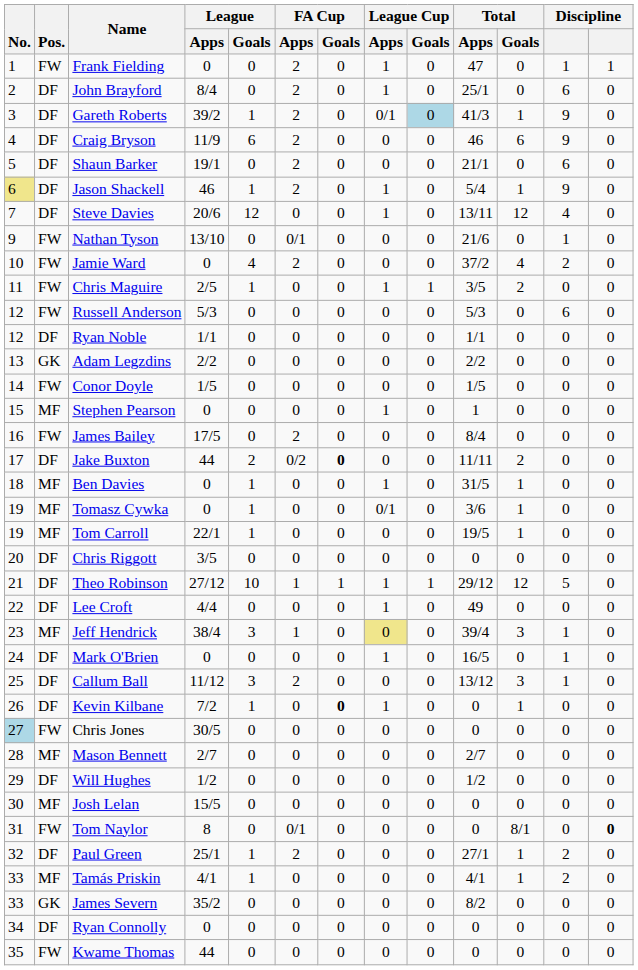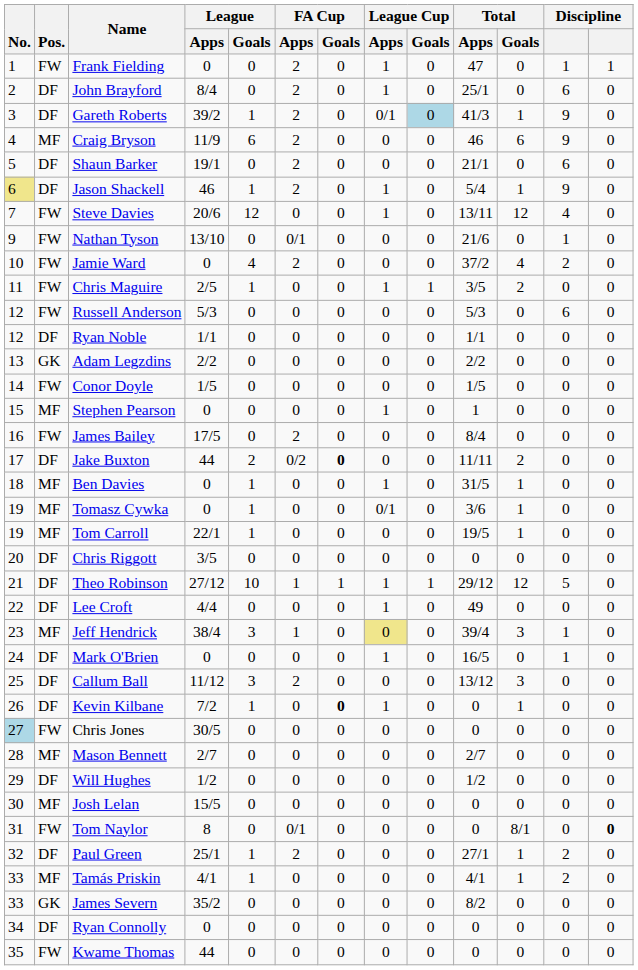(48, 139) DF -> (49, 139) MF
(48, 213) DF -> (50, 213) FW
(566, 681) 1 -> (566, 681) 0
